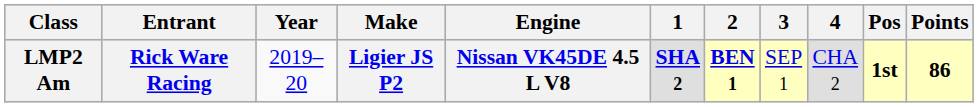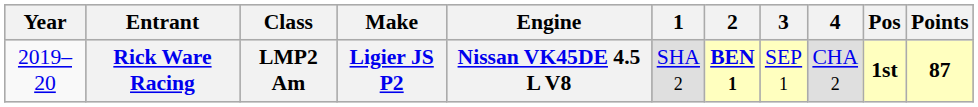columns swapped: (296, 21) <-> (53, 21)
(678, 70) bold -> (678, 69) normal
(940, 70) 86 -> (940, 70) 87
